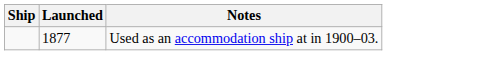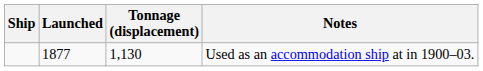+ column: (154, 23)
